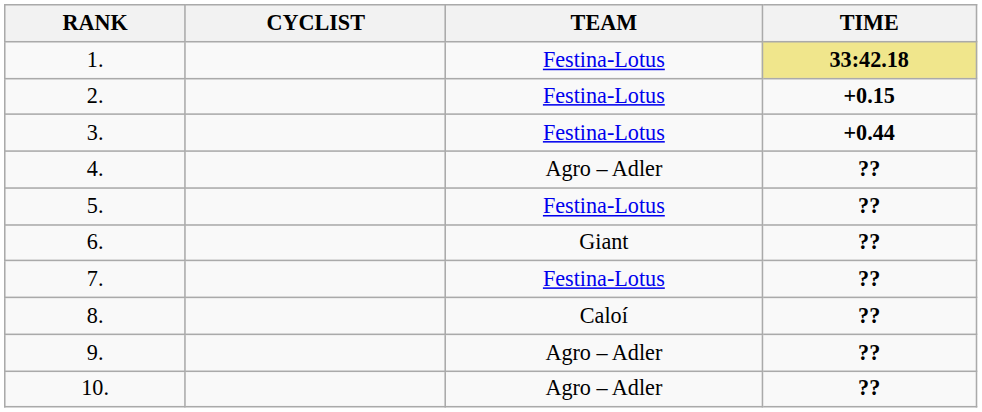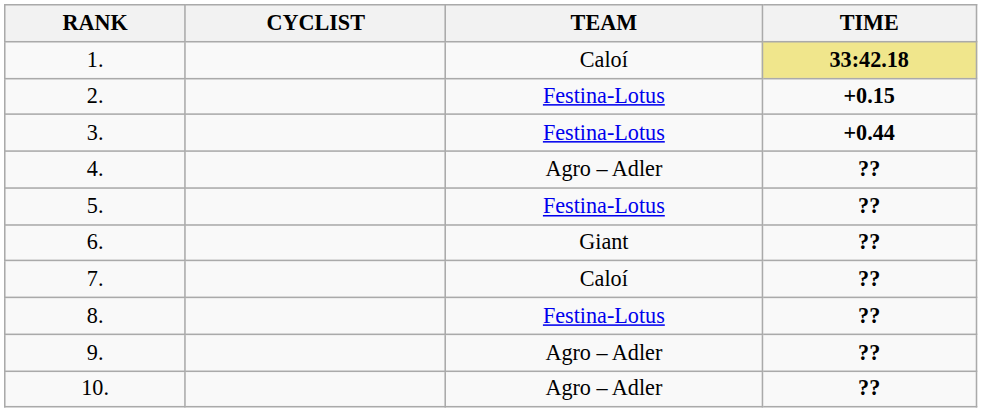(604, 59) Festina-Lotus -> (604, 59) Caloí
(604, 279) Festina-Lotus -> (604, 279) Caloí
(604, 315) Caloí -> (604, 315) Festina-Lotus
